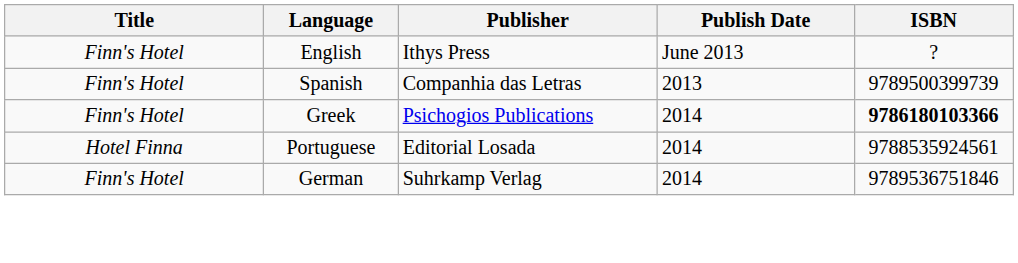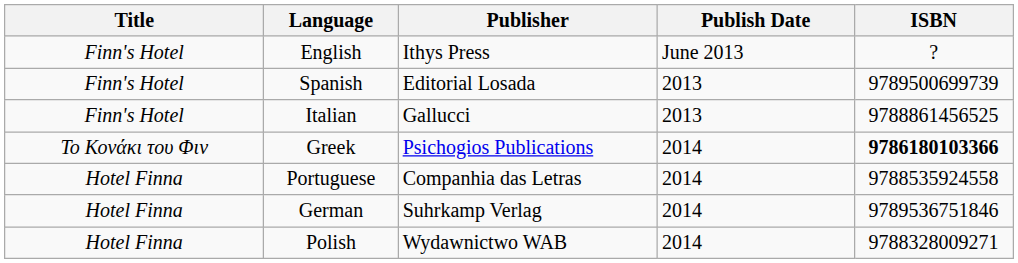(492, 83) Companhia das Letras -> (469, 83) Editorial Losada
(934, 83) 9789500399739 -> (934, 83) 9789500699739
+ row: (331, 115)
(134, 115) Finn's Hotel -> (134, 147) Το Κονάκι του Φιν
(469, 147) Editorial Losada -> (492, 178) Companhia das Letras
(934, 147) 9788535924561 -> (934, 178) 9788535924558
(134, 178) Finn's Hotel -> (134, 210) Hotel Finna
+ row: (331, 242)
